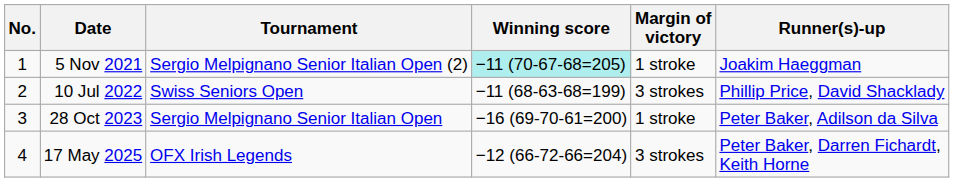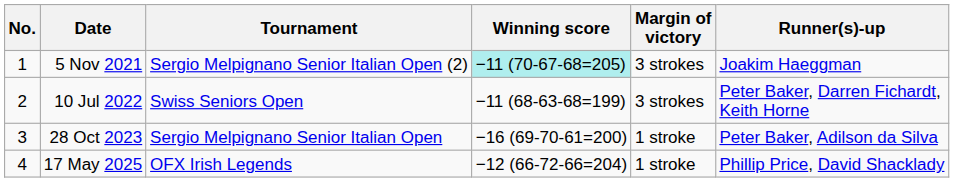(665, 64) 1 stroke -> (669, 64) 3 strokes
(832, 91) Phillip Price, David Shacklady -> (830, 101) Peter Baker, Darren Fichardt, Keith Horne
(669, 155) 3 strokes -> (665, 164) 1 stroke
(830, 155) Peter Baker, Darren Fichardt, Keith Horne -> (832, 164) Phillip Price, David Shacklady
